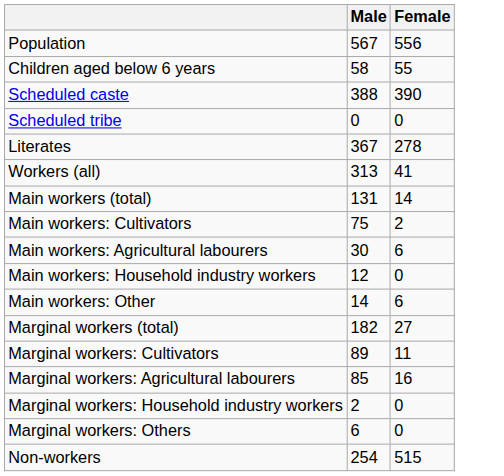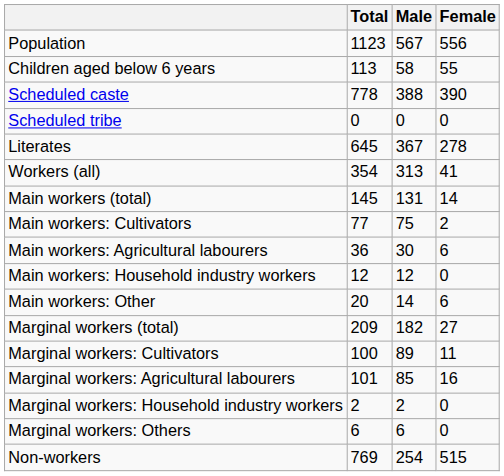+ column: (369, 17)
